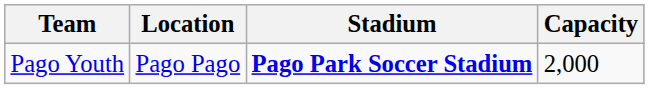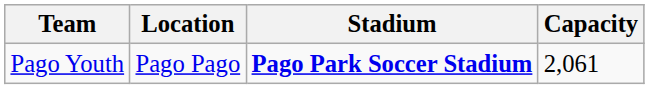(571, 63) 2,000 -> (571, 63) 2,061
